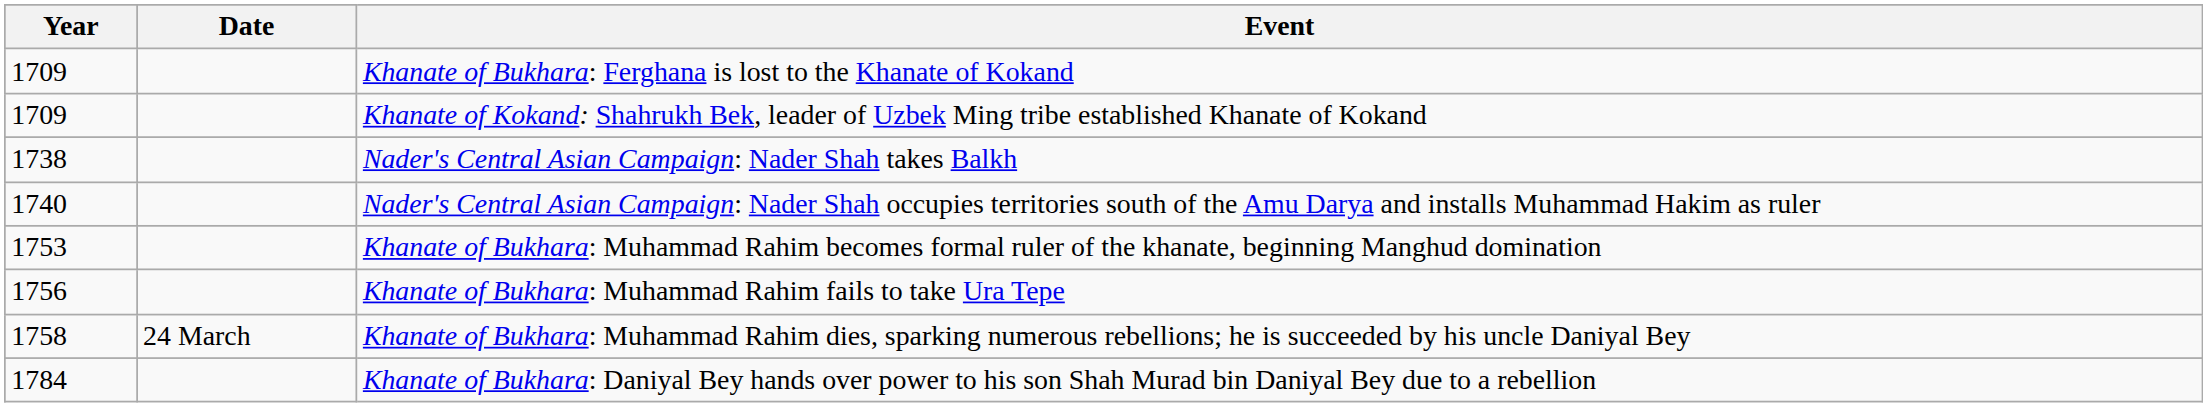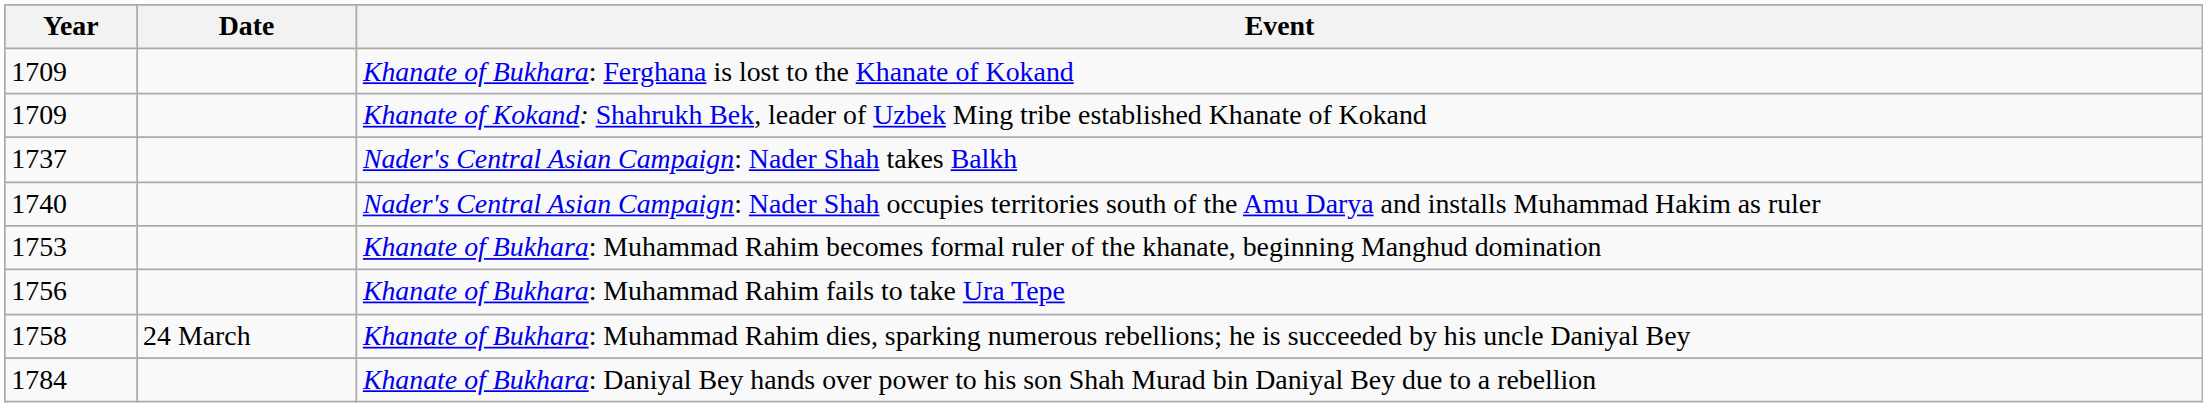(39, 159) 1738 -> (39, 159) 1737
